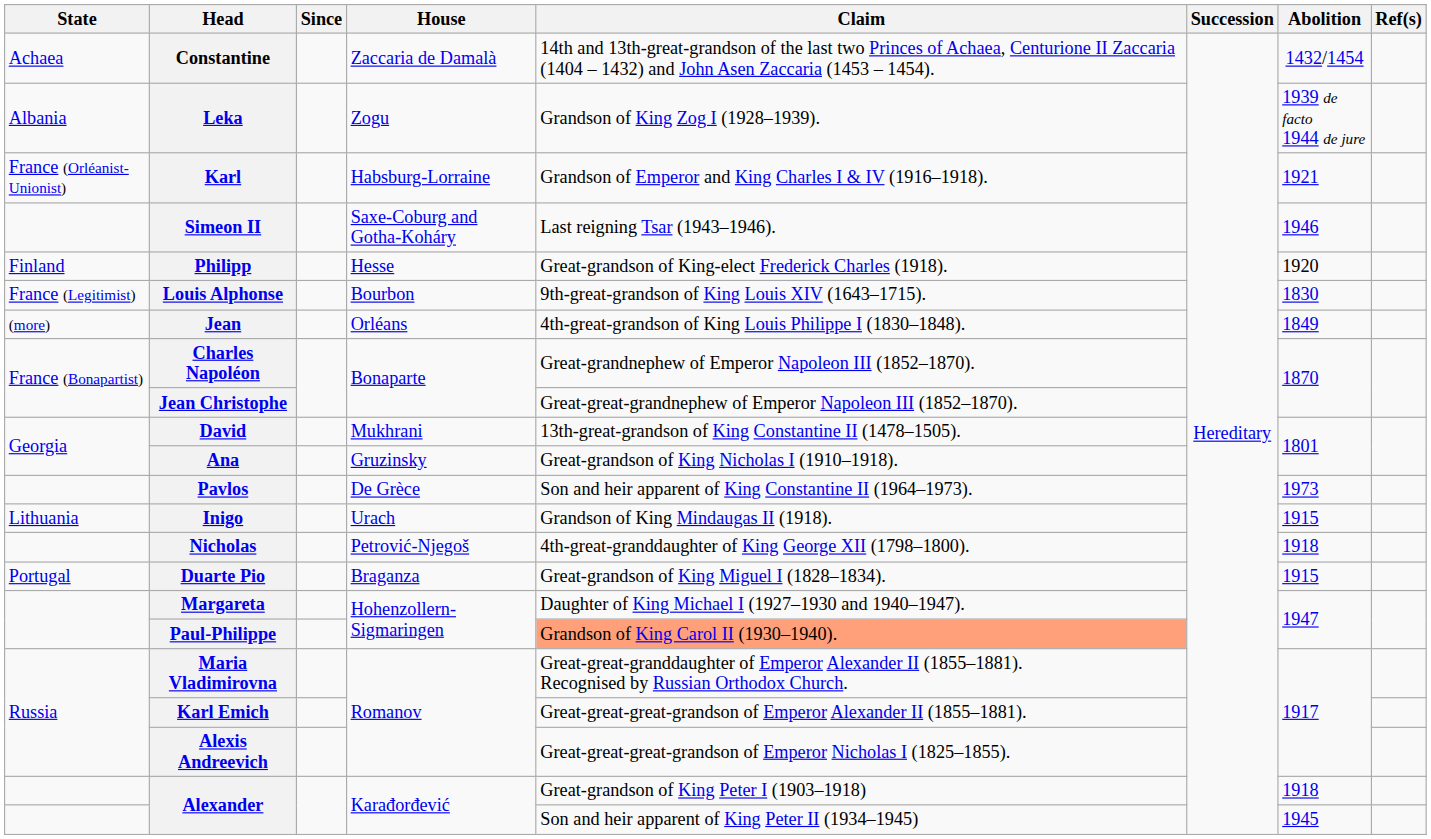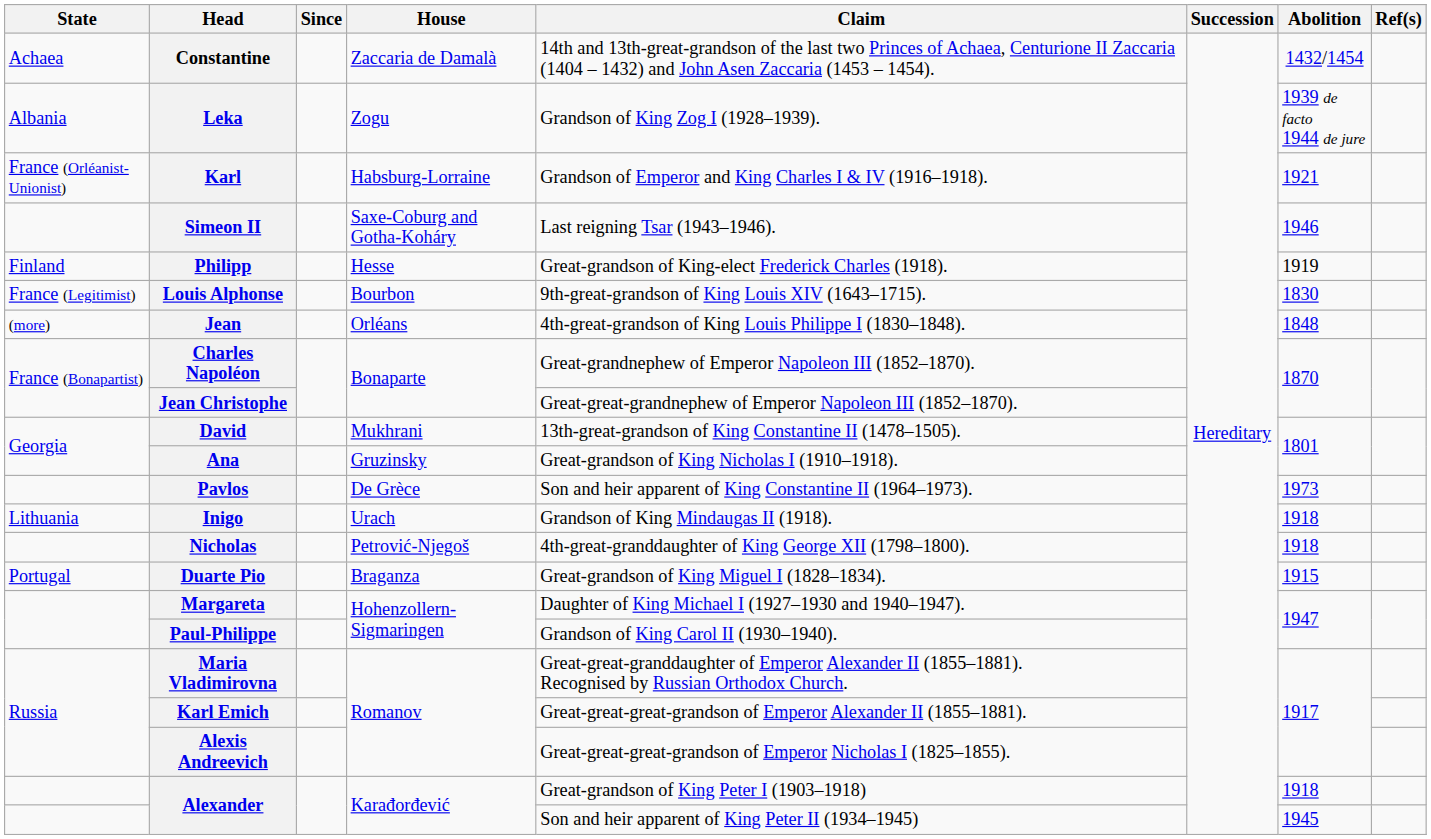(1300, 266) 1920 -> (1300, 266) 1919
(1300, 324) 1849 -> (1300, 324) 1848
(1300, 518) 1915 -> (1300, 518) 1918
(689, 633) lightsalmon background -> (689, 633) no background
